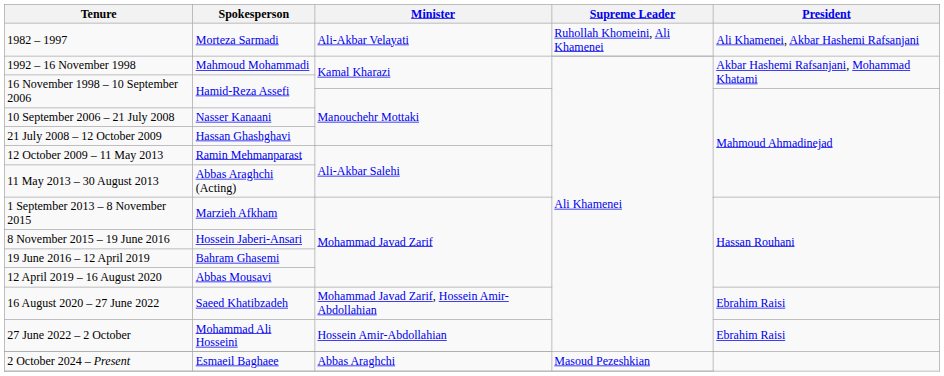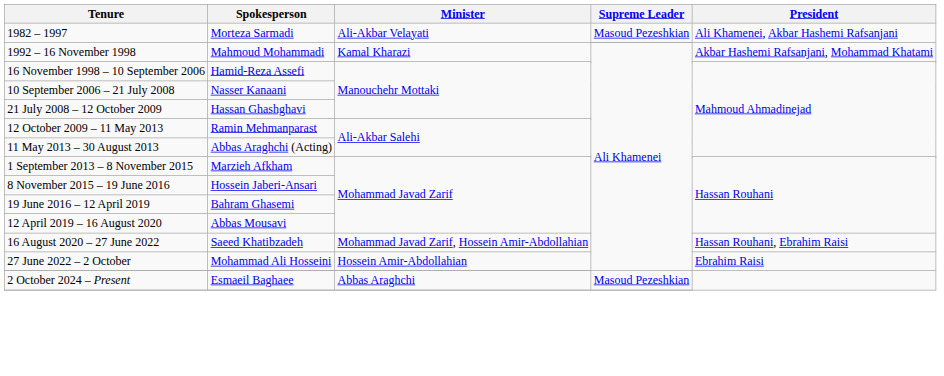(612, 39) Ruhollah Khomeini, Ali Khamenei -> (642, 33) Masoud Pezeshkian
(751, 303) Ebrahim Raisi -> (772, 242) Hassan Rouhani, Ebrahim Raisi
